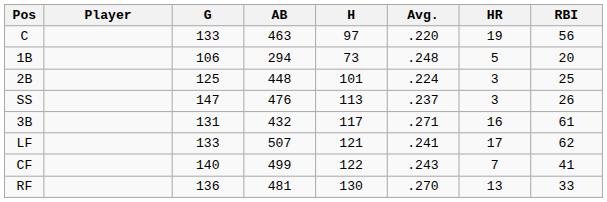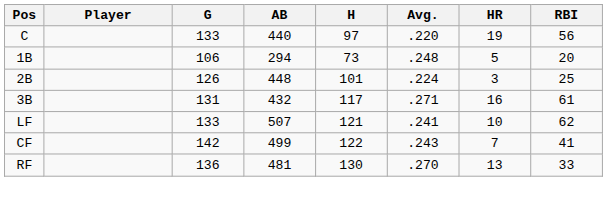(279, 37) 463 -> (279, 37) 440
(208, 79) 125 -> (208, 79) 126
- row: (24, 101)
(495, 144) 17 -> (495, 122) 10
(208, 165) 140 -> (208, 144) 142
